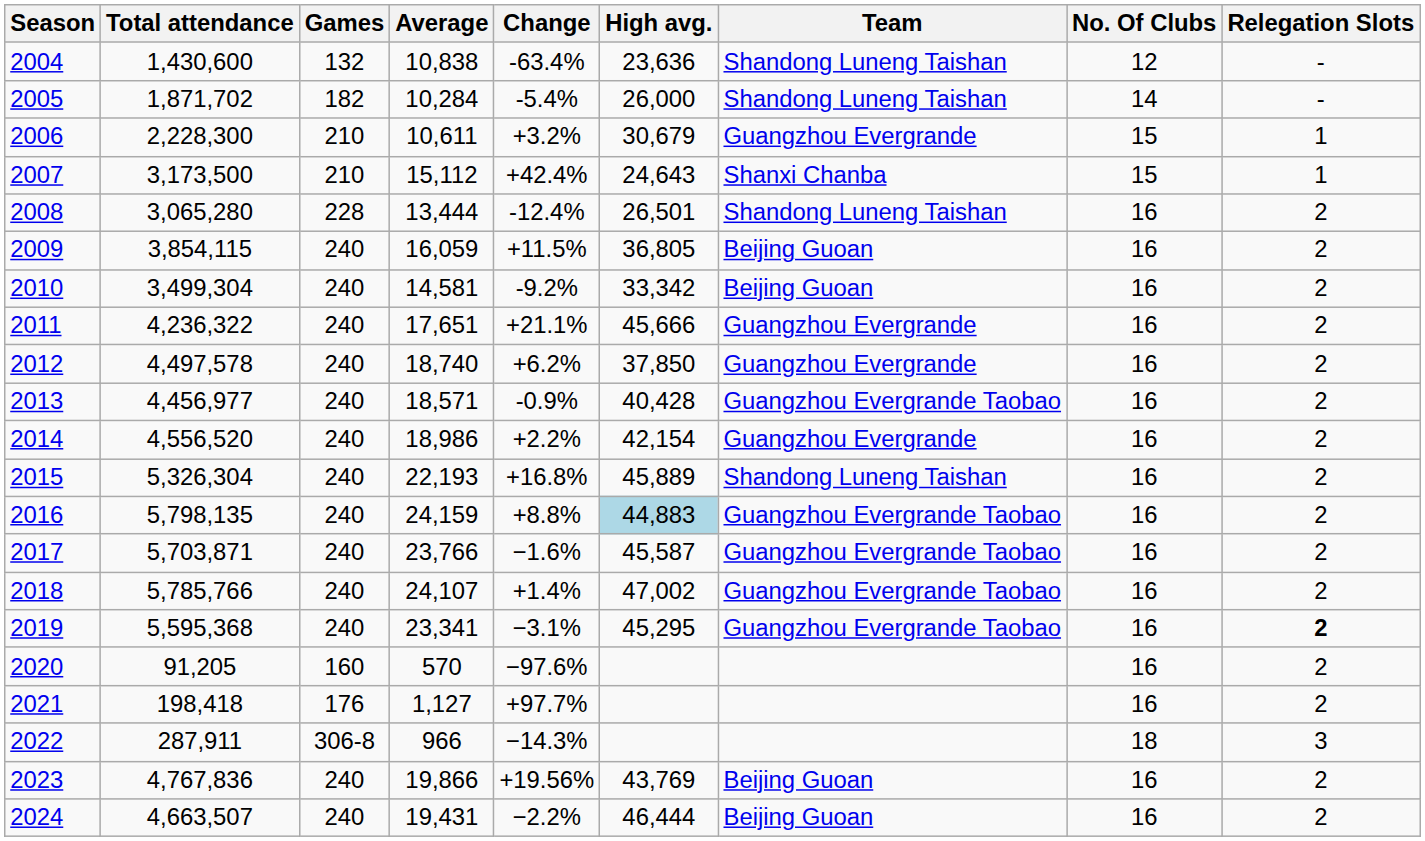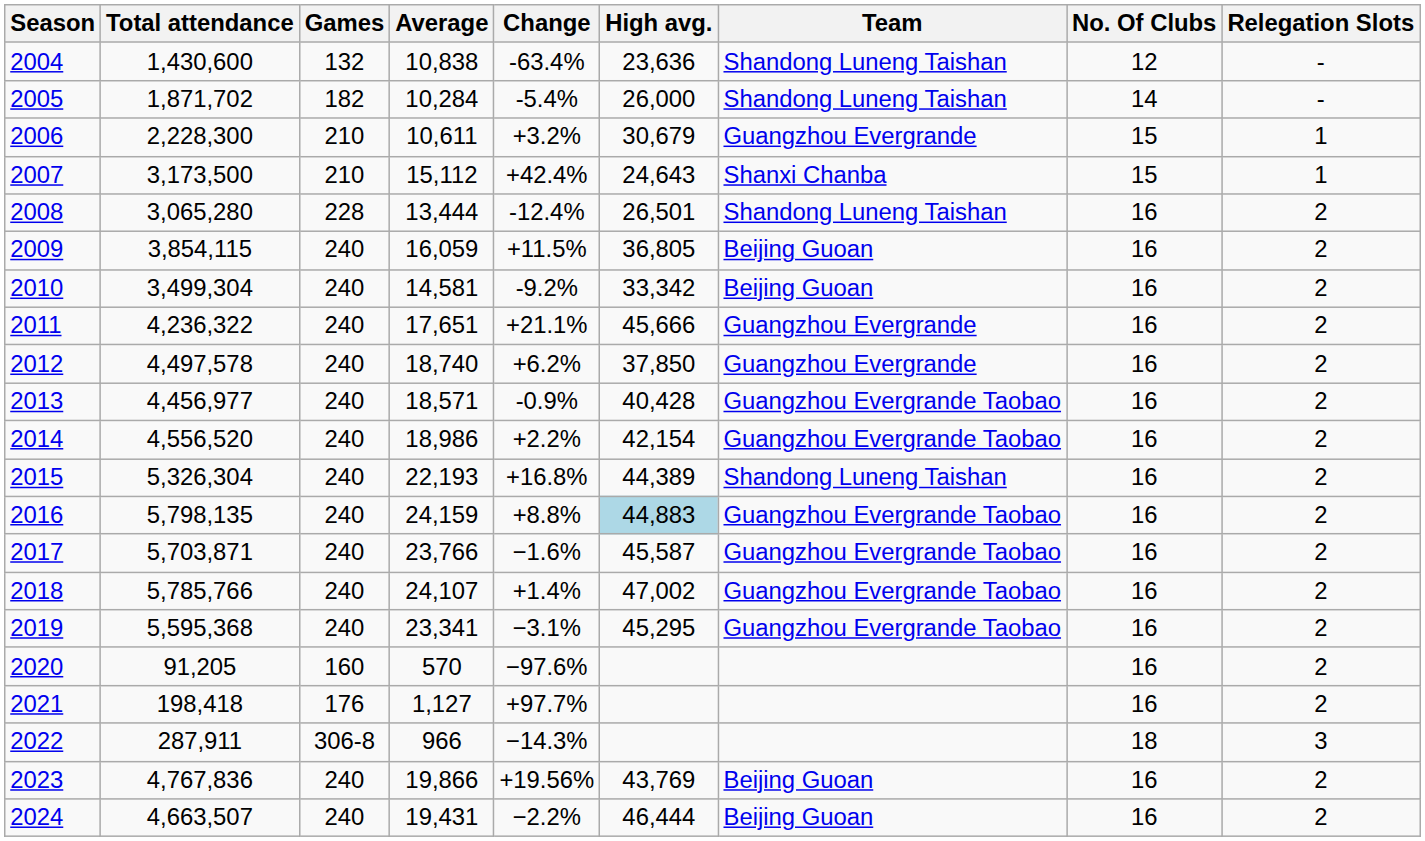(850, 439) Guangzhou Evergrande -> (892, 439) Guangzhou Evergrande Taobao
(659, 477) 45,889 -> (659, 477) 44,389
(1321, 628) bold -> (1321, 628) normal
